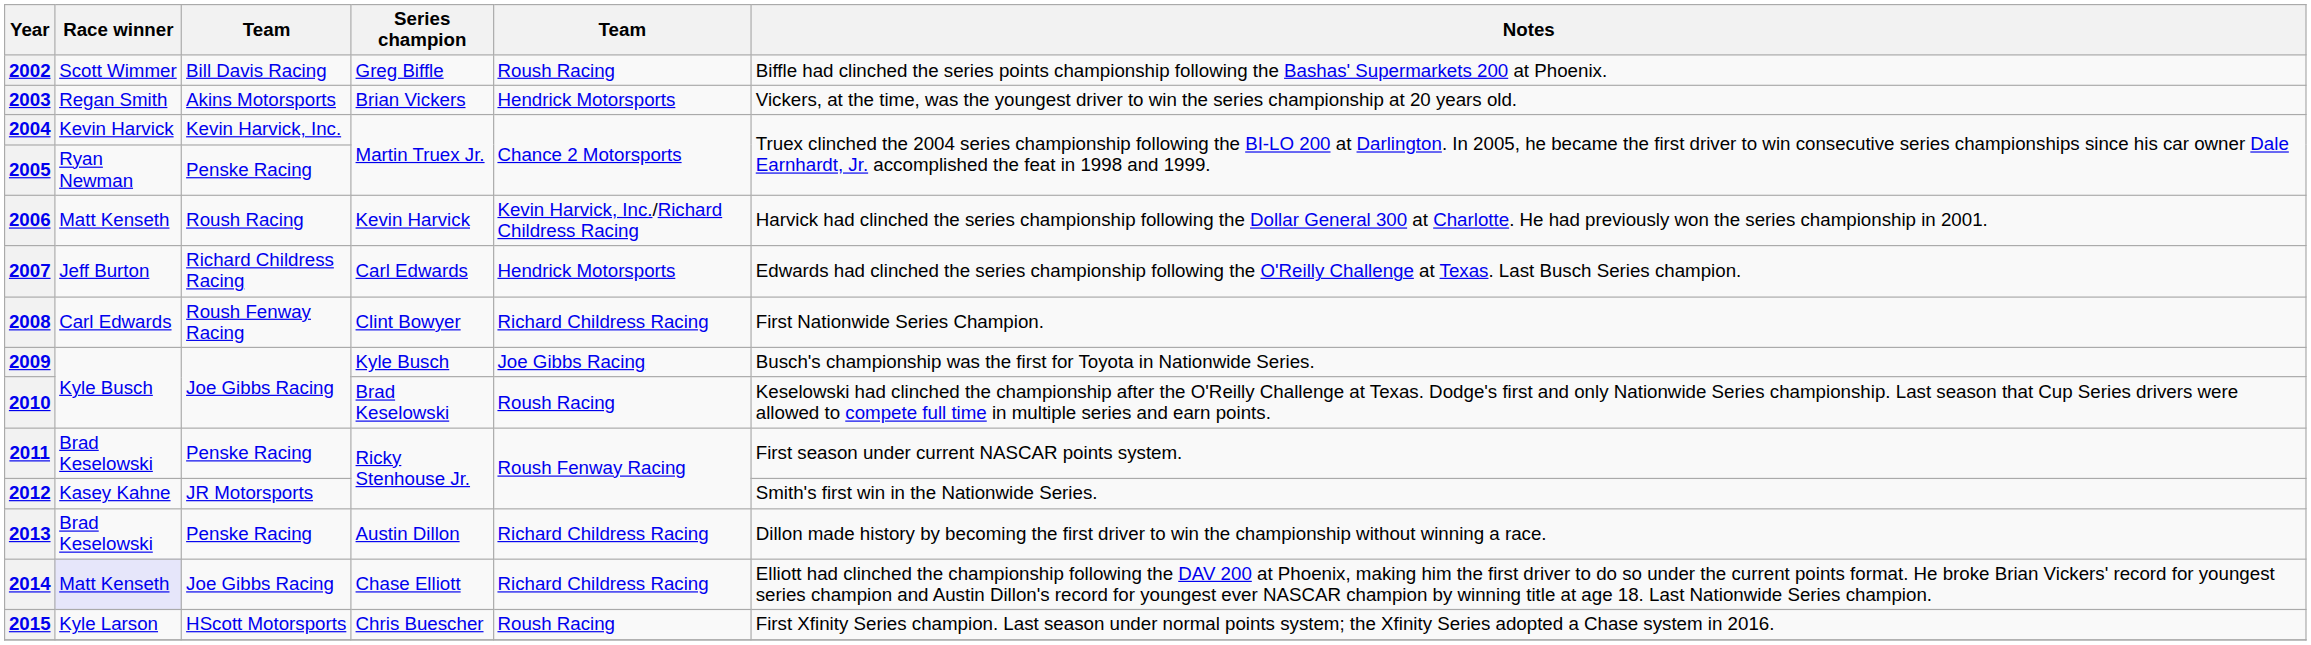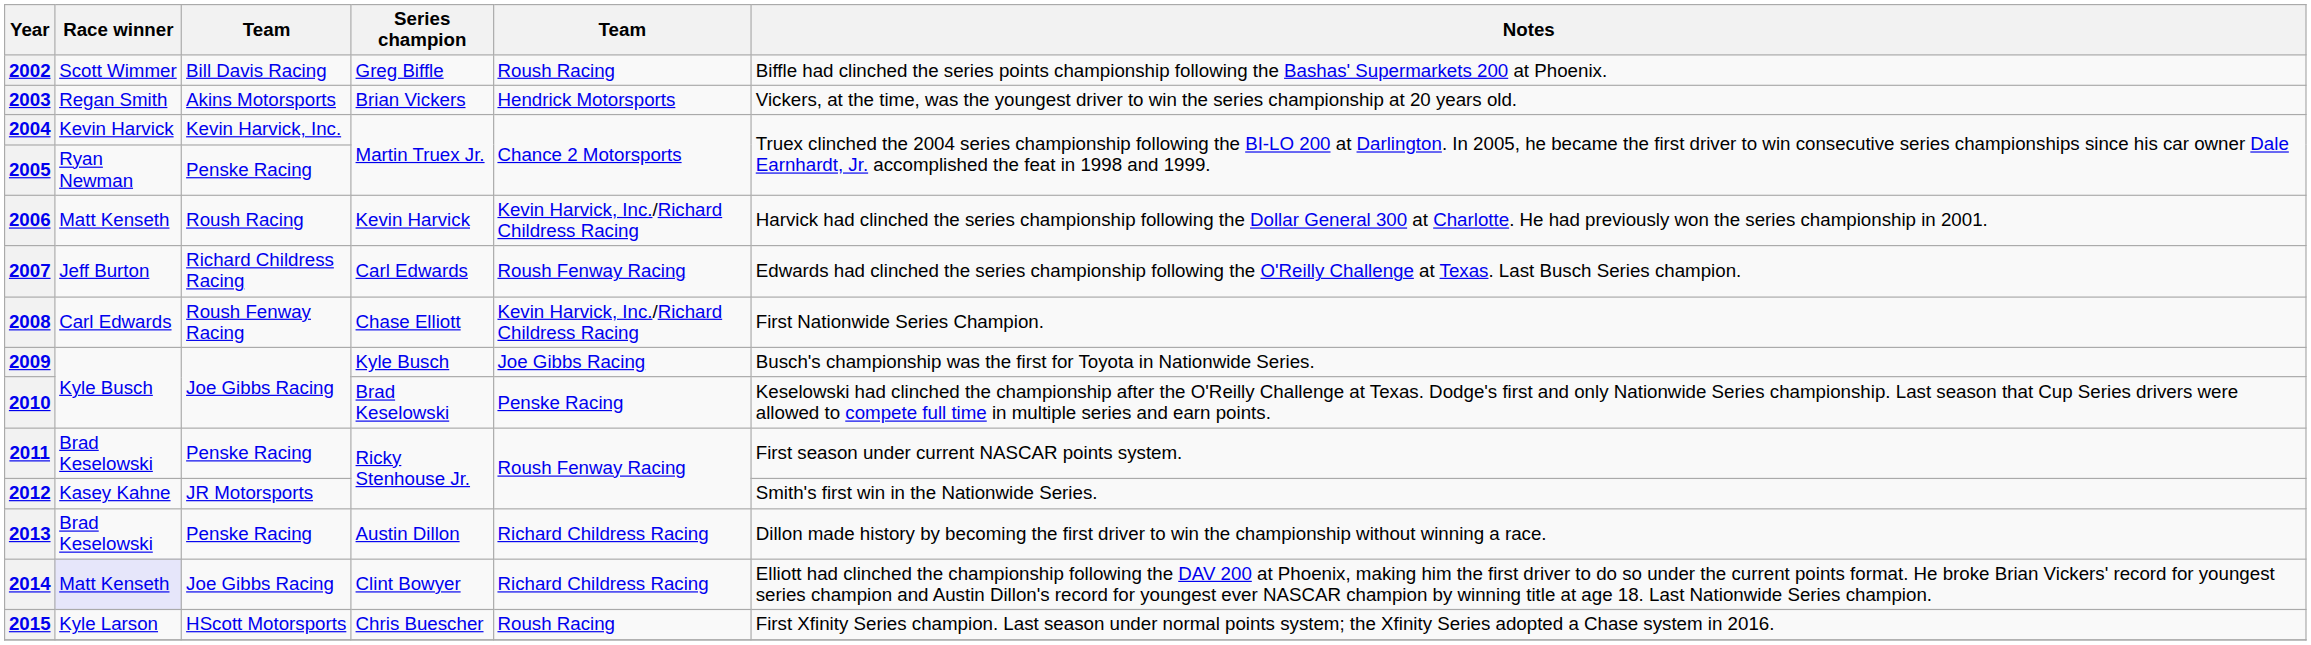(586, 271) Hendrick Motorsports -> (592, 271) Roush Fenway Racing
(408, 321) Clint Bowyer -> (408, 321) Chase Elliott
(603, 321) Richard Childress Racing -> (610, 321) Kevin Harvick, Inc./Richard Childress Racing
(556, 402) Roush Racing -> (560, 402) Penske Racing
(408, 584) Chase Elliott -> (408, 584) Clint Bowyer
